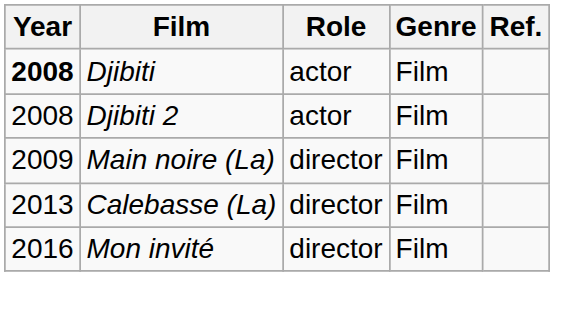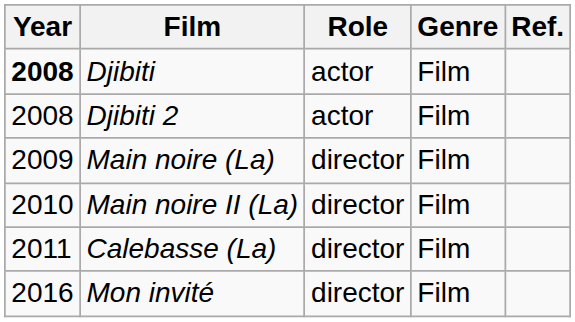+ row: (192, 204)
(42, 204) 2013 -> (41, 248) 2011
